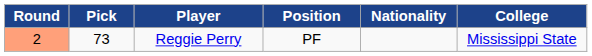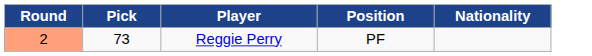- column: (522, 16)
